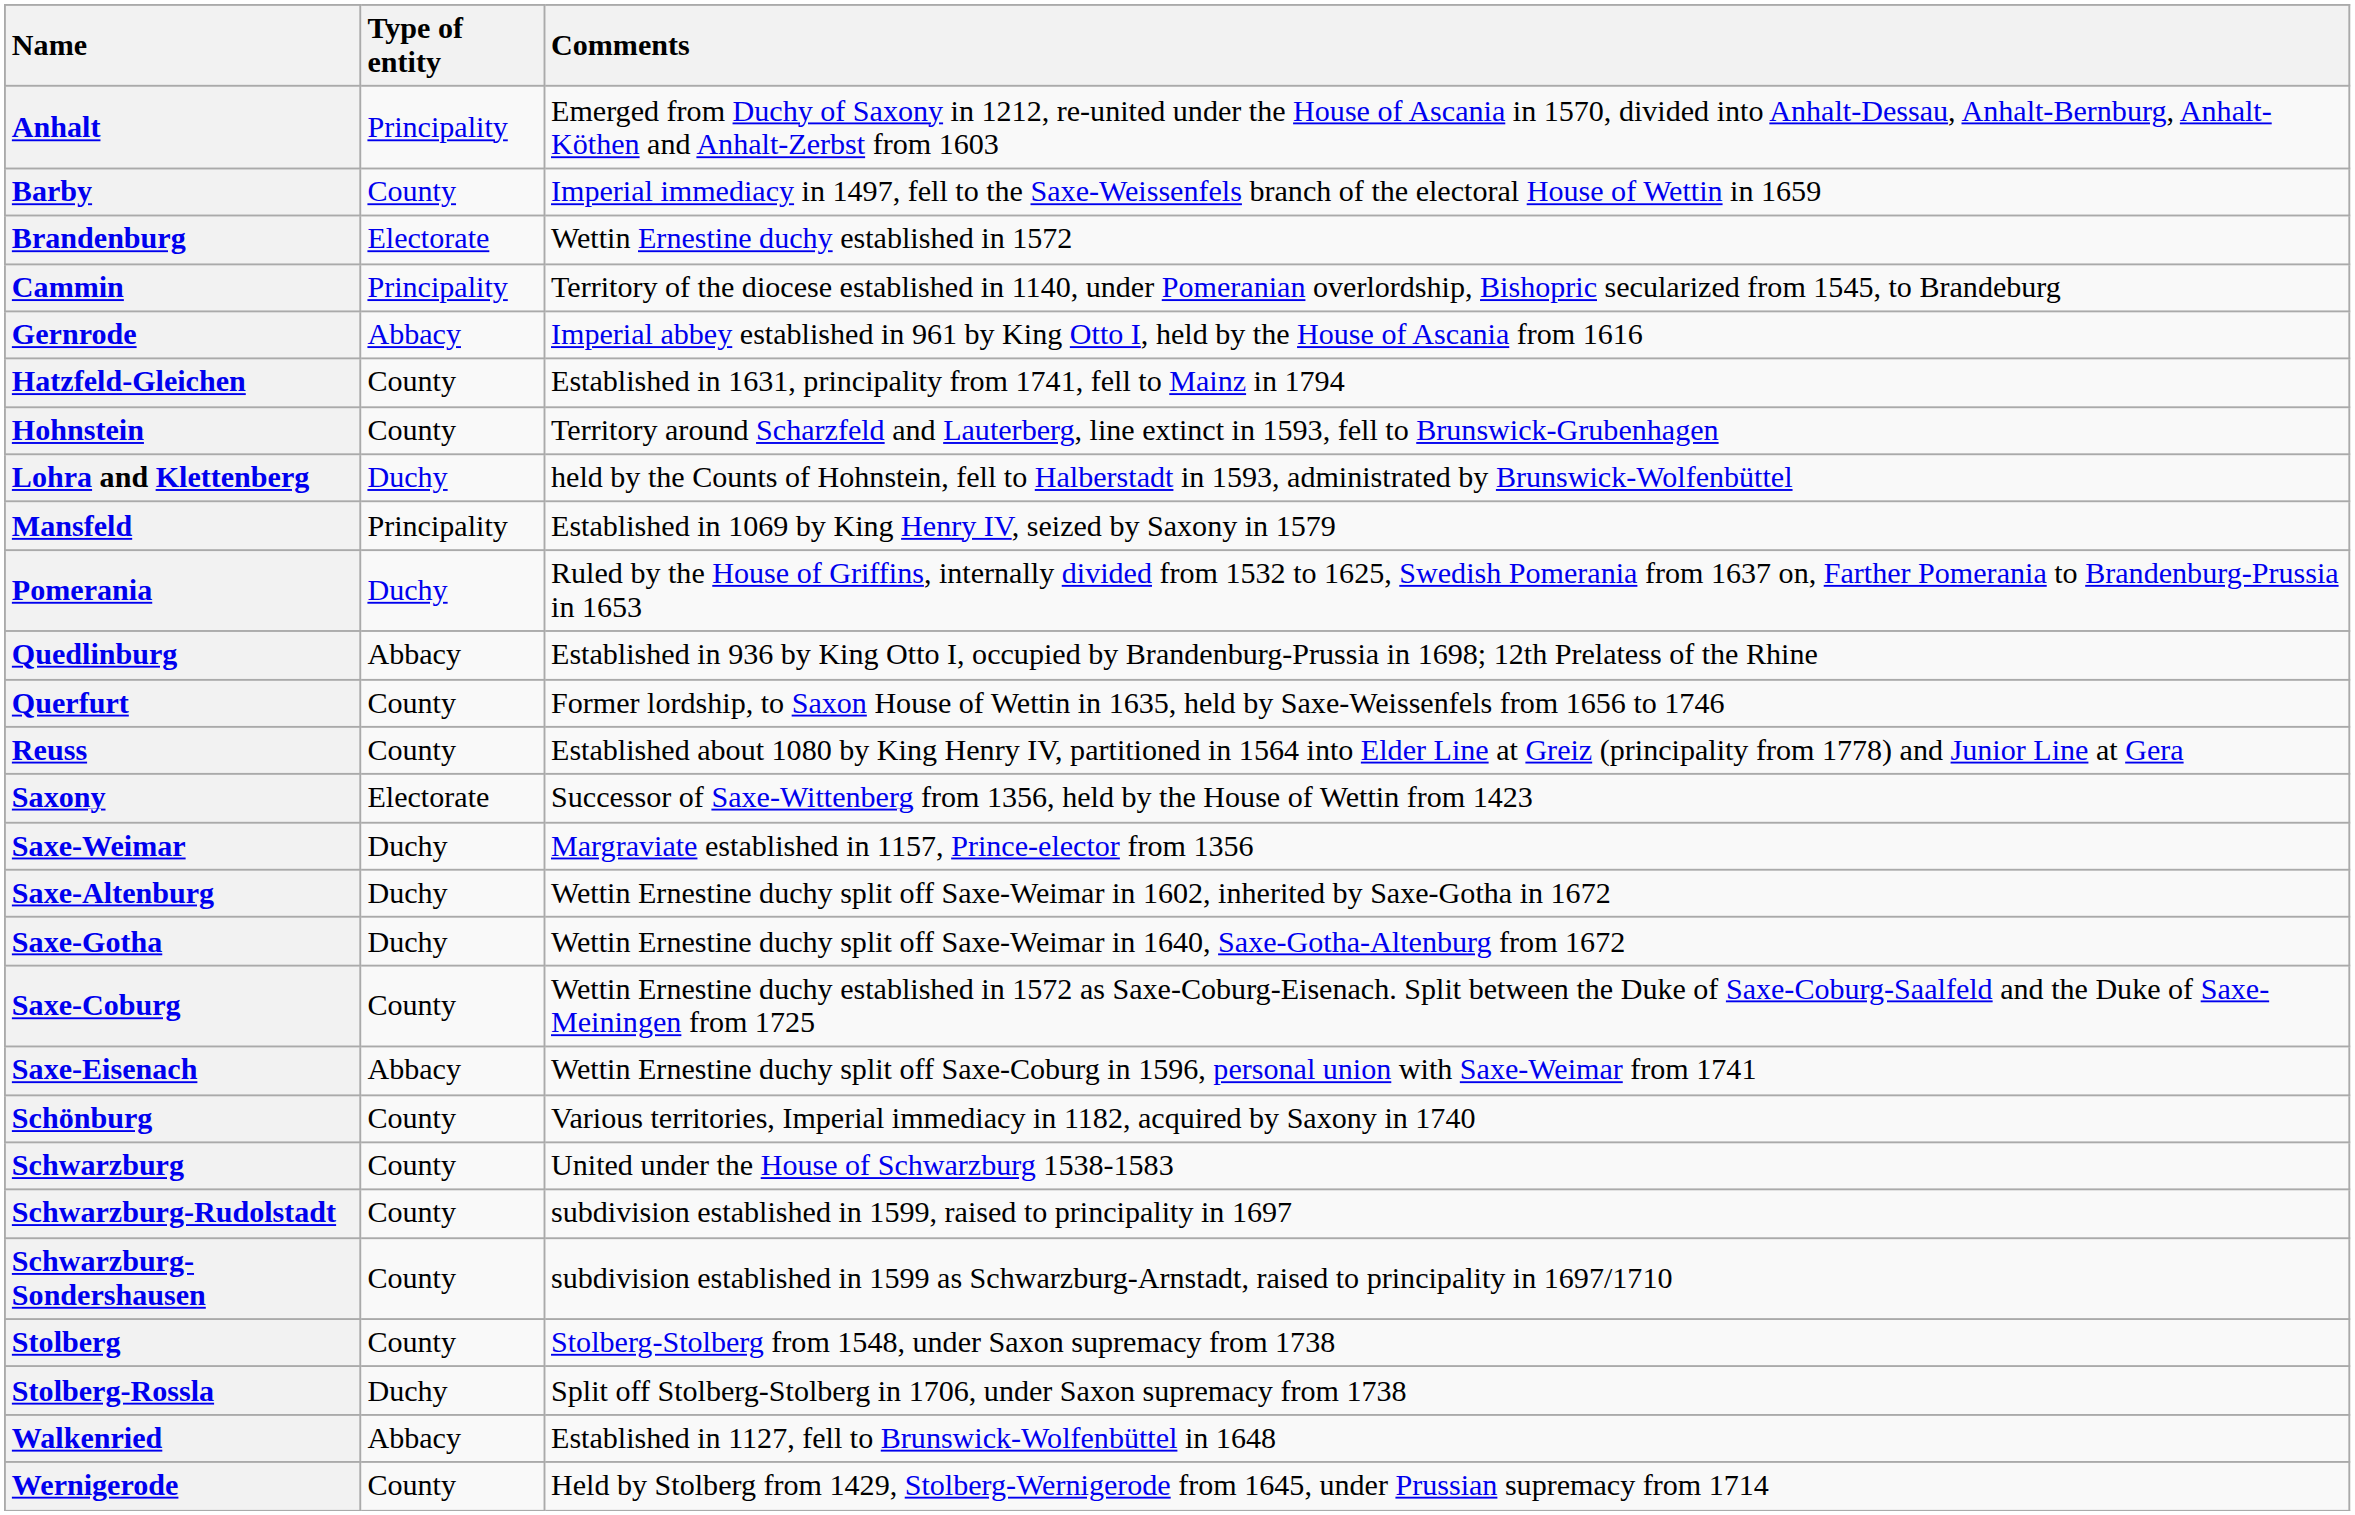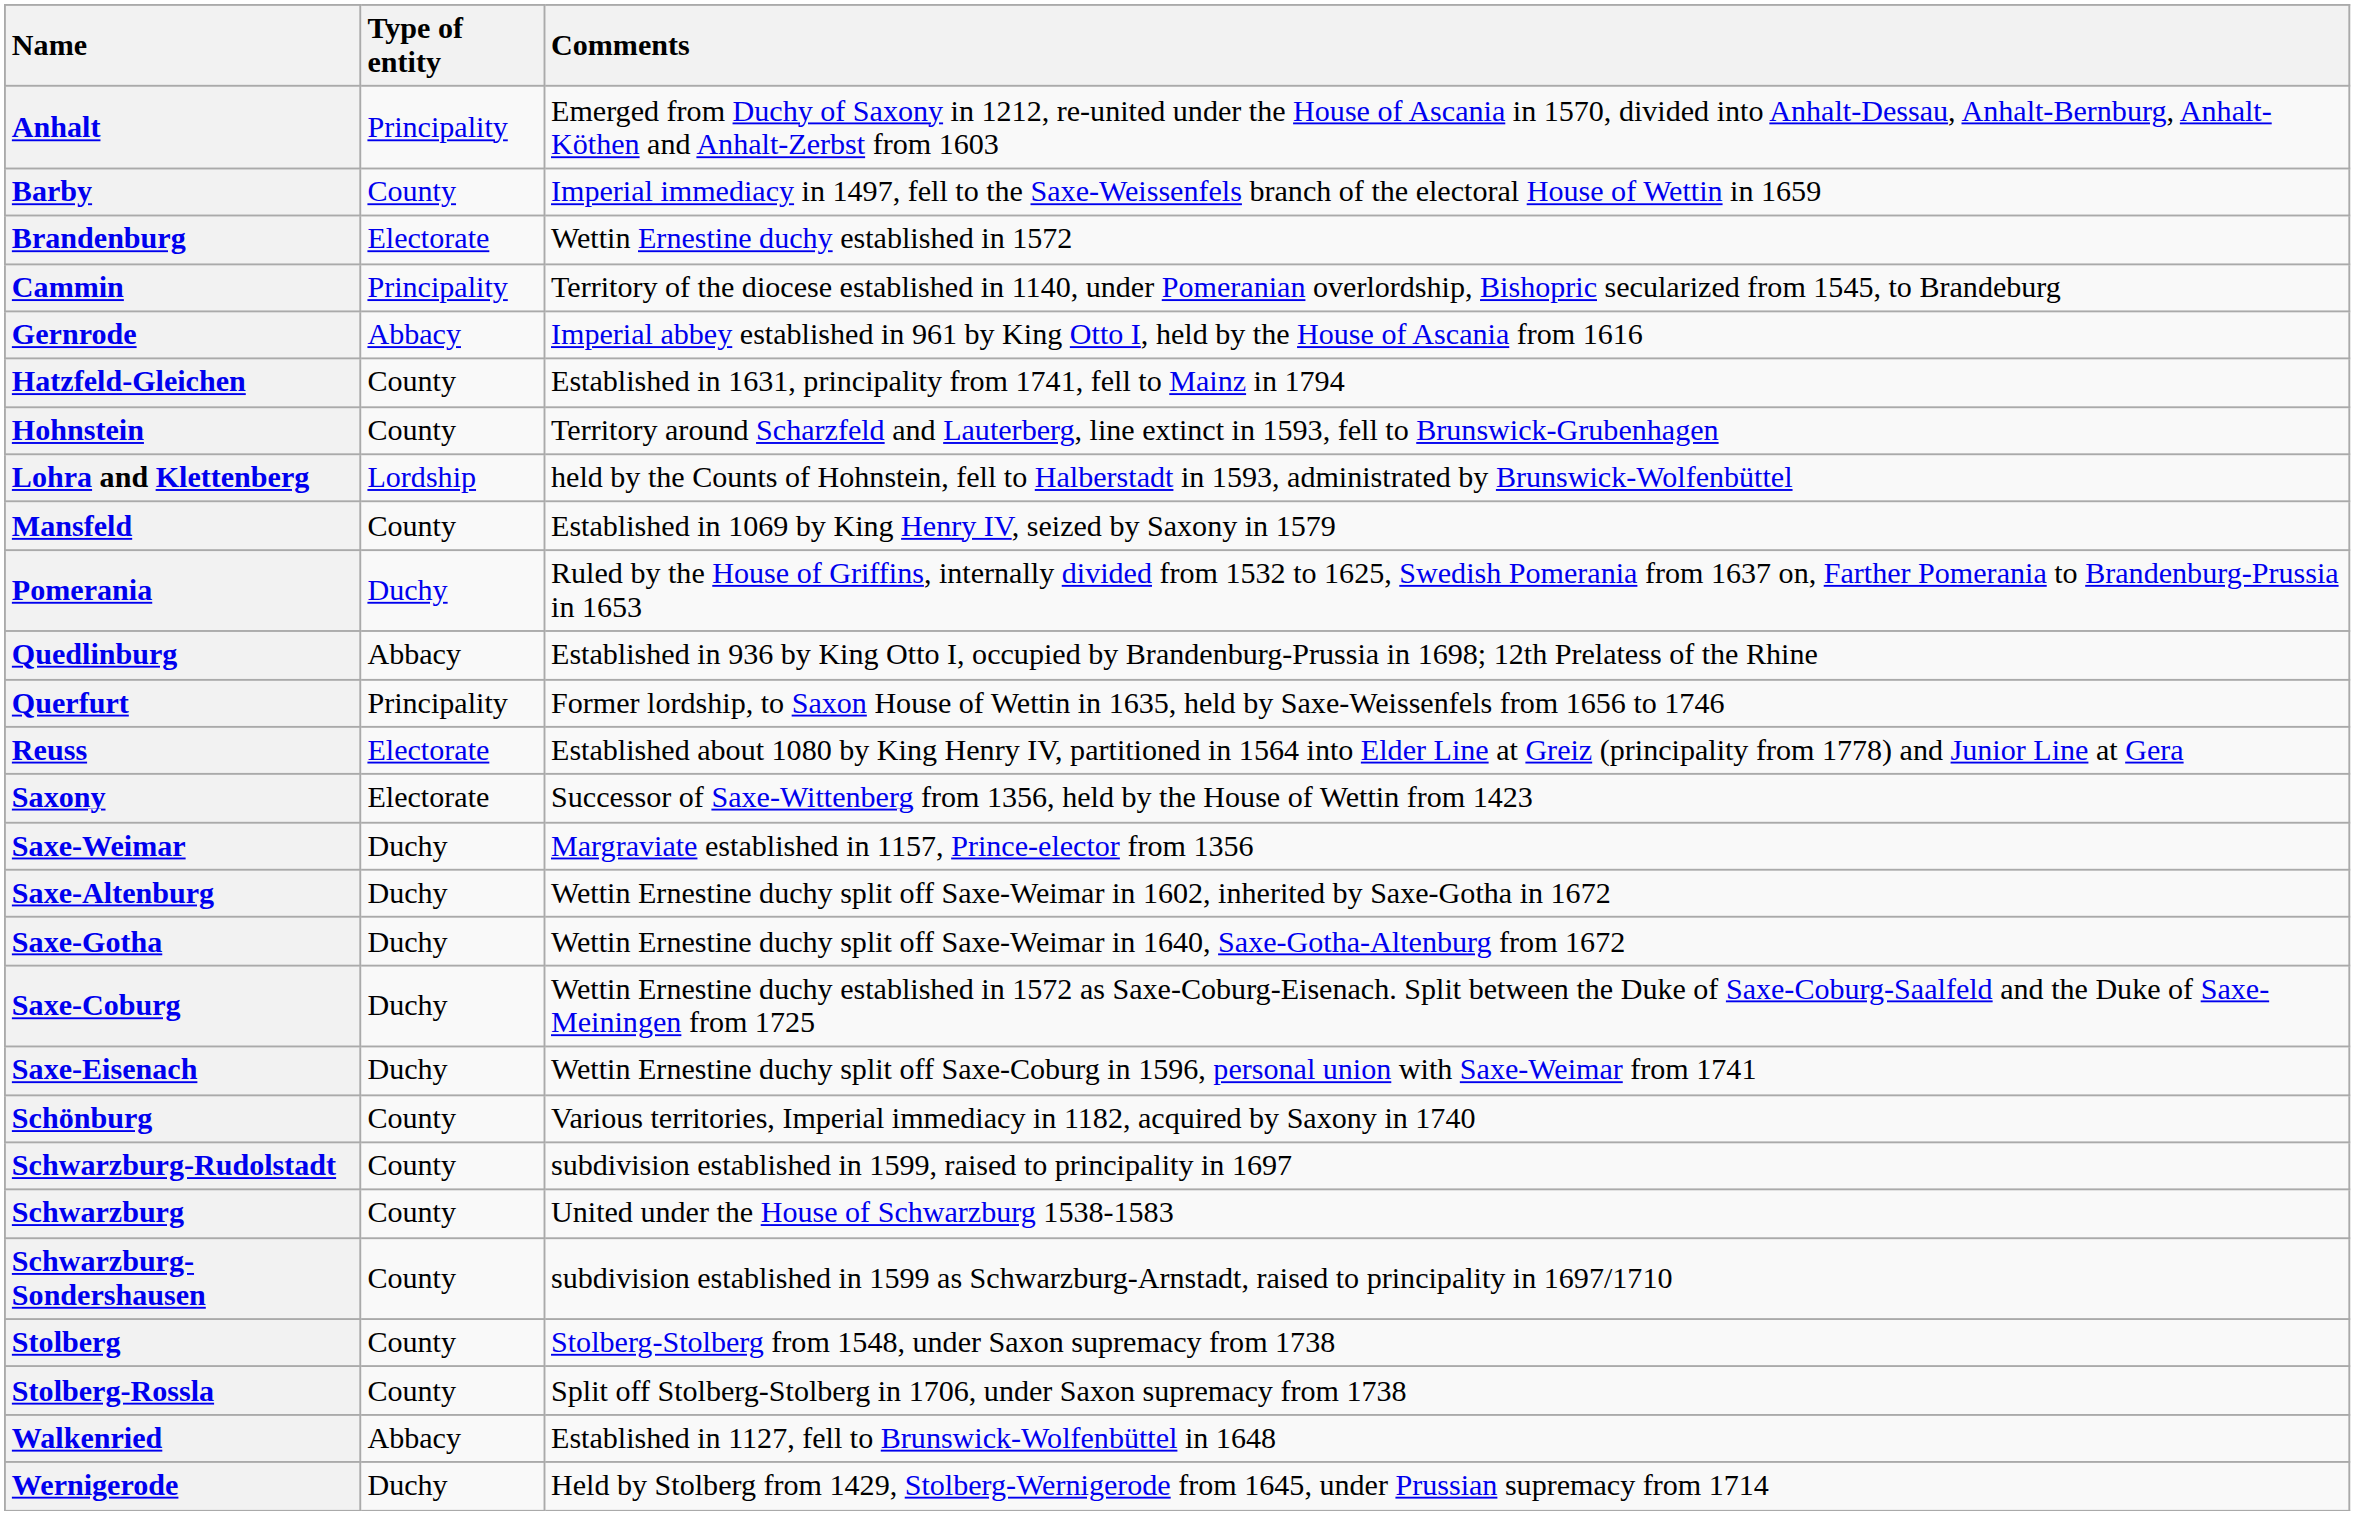(408, 477) Duchy -> (422, 477) Lordship
(438, 525) Principality -> (412, 525) County
(412, 702) County -> (438, 702) Principality
(412, 750) County -> (428, 750) Electorate
(412, 1005) County -> (408, 1005) Duchy
(414, 1070) Abbacy -> (408, 1070) Duchy
rows swapped: (98, 1165) <-> (174, 1213)
(408, 1390) Duchy -> (412, 1390) County
(412, 1485) County -> (408, 1485) Duchy
